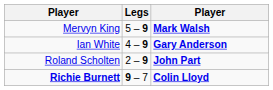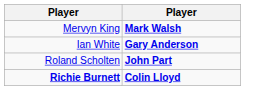- column: (137, 12)
